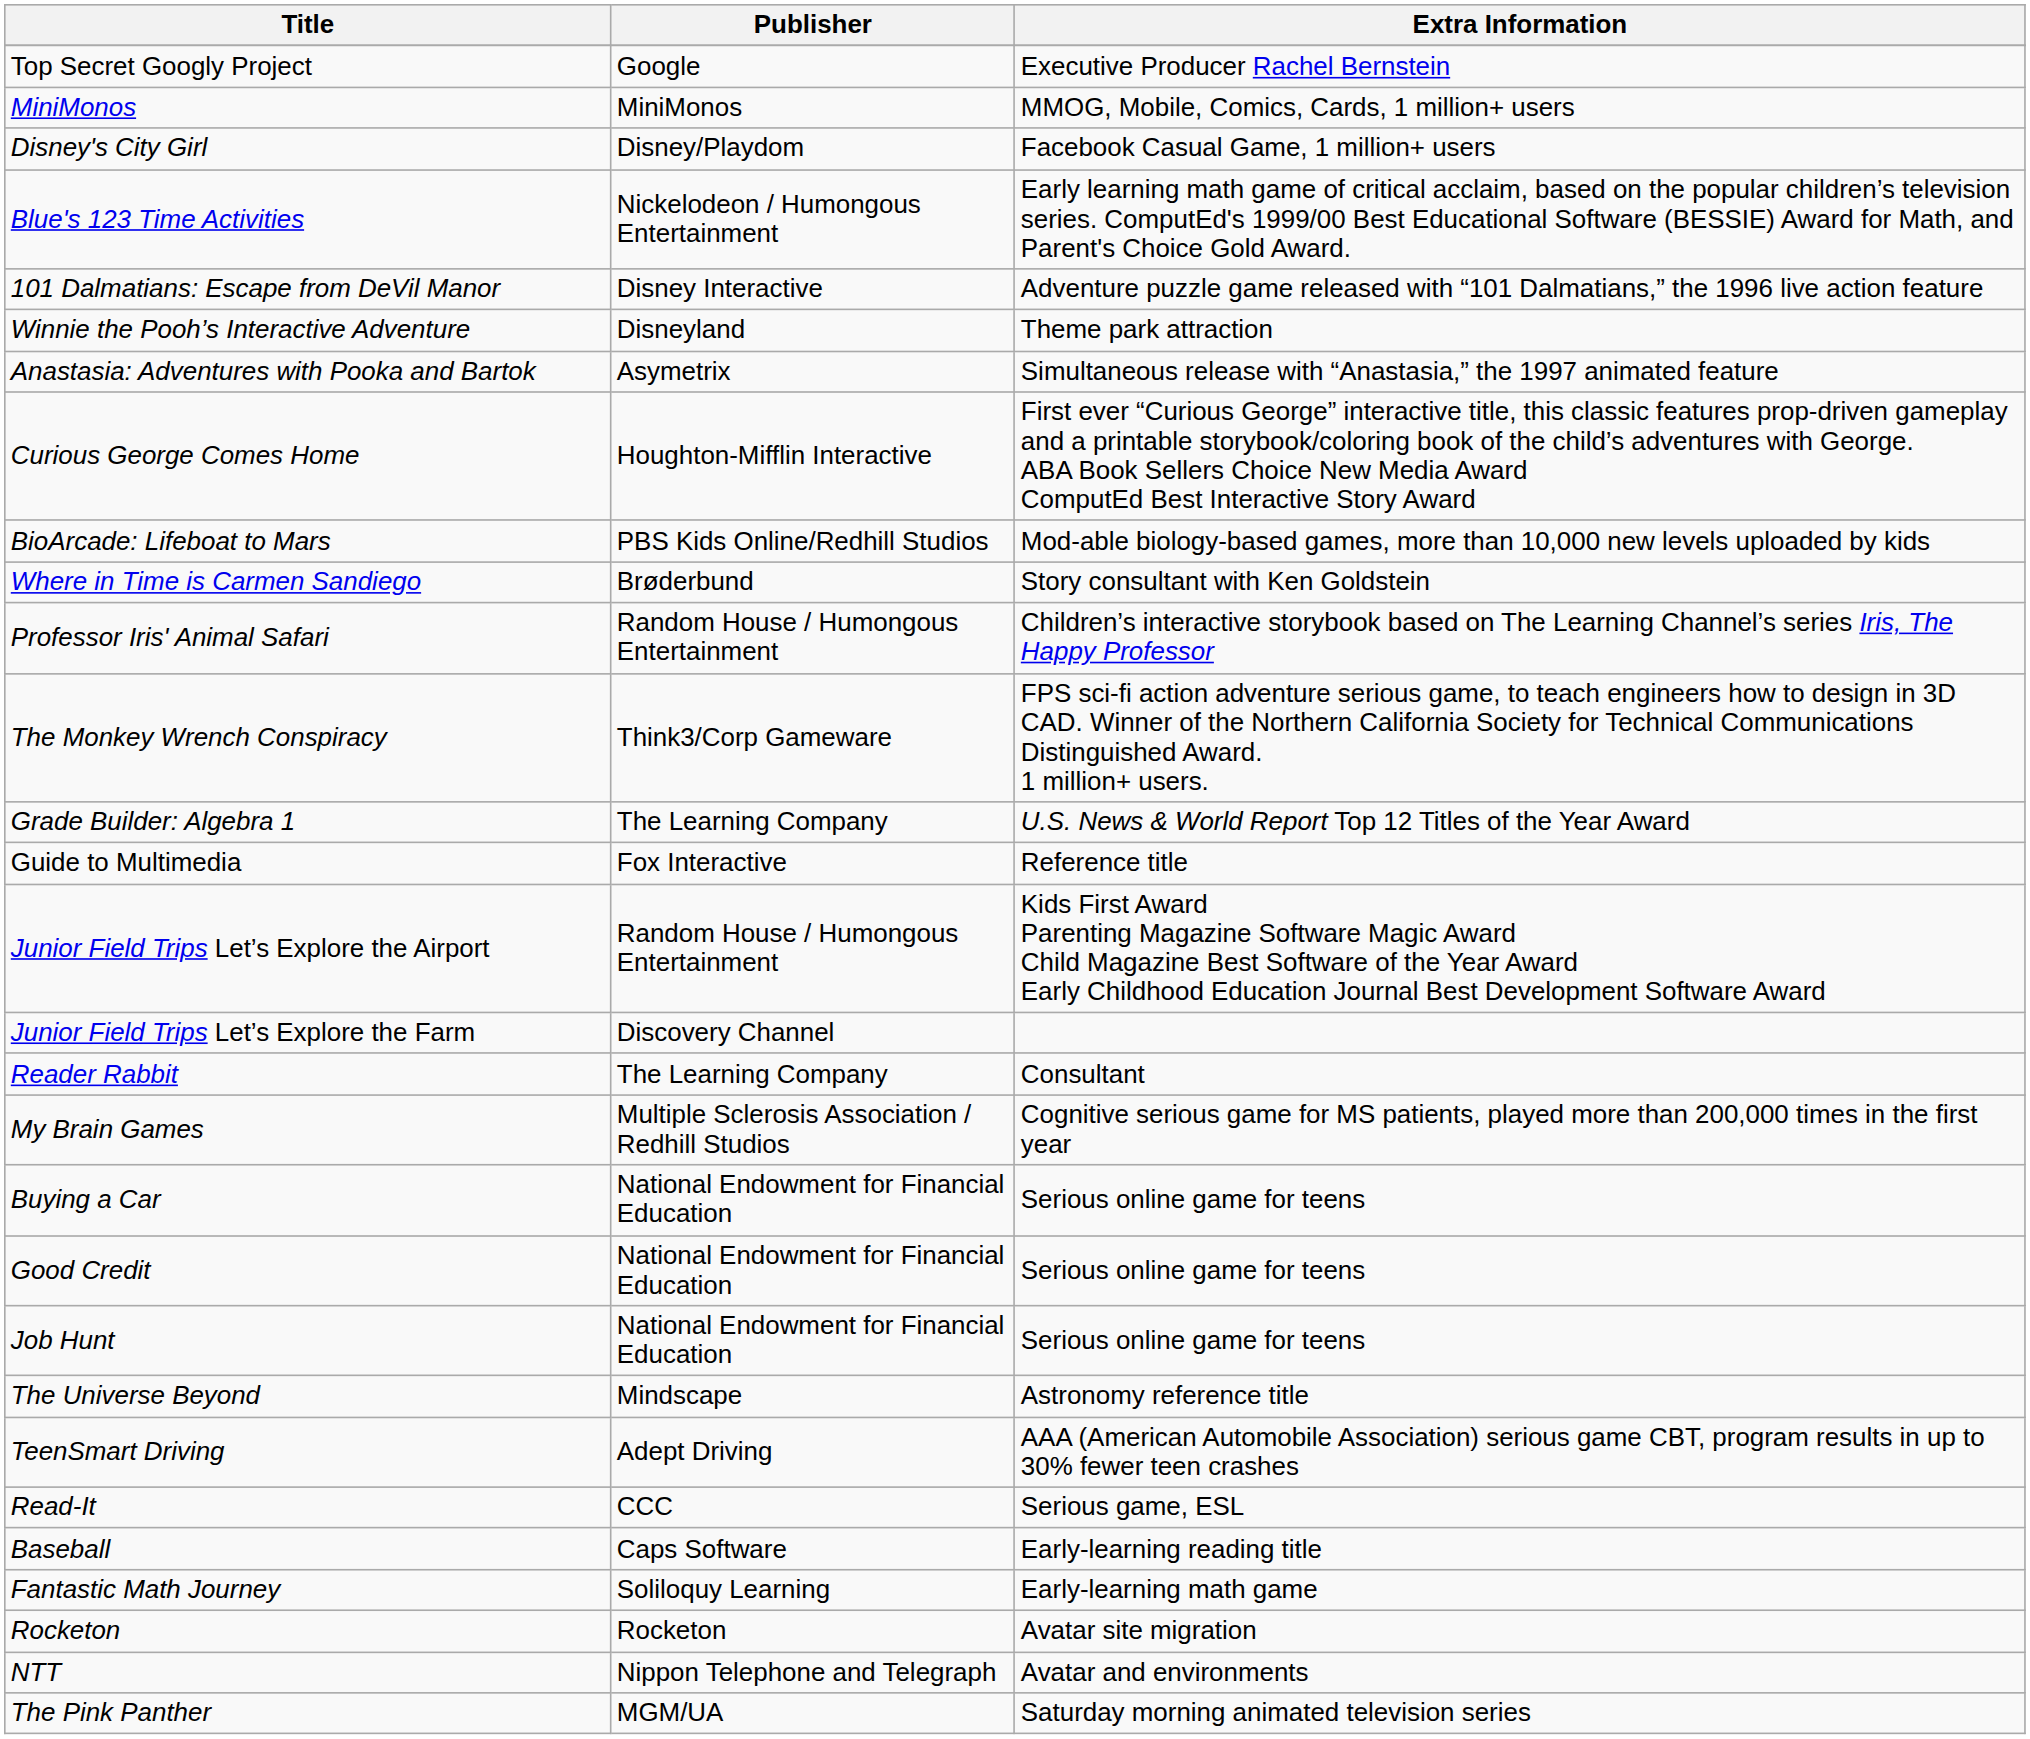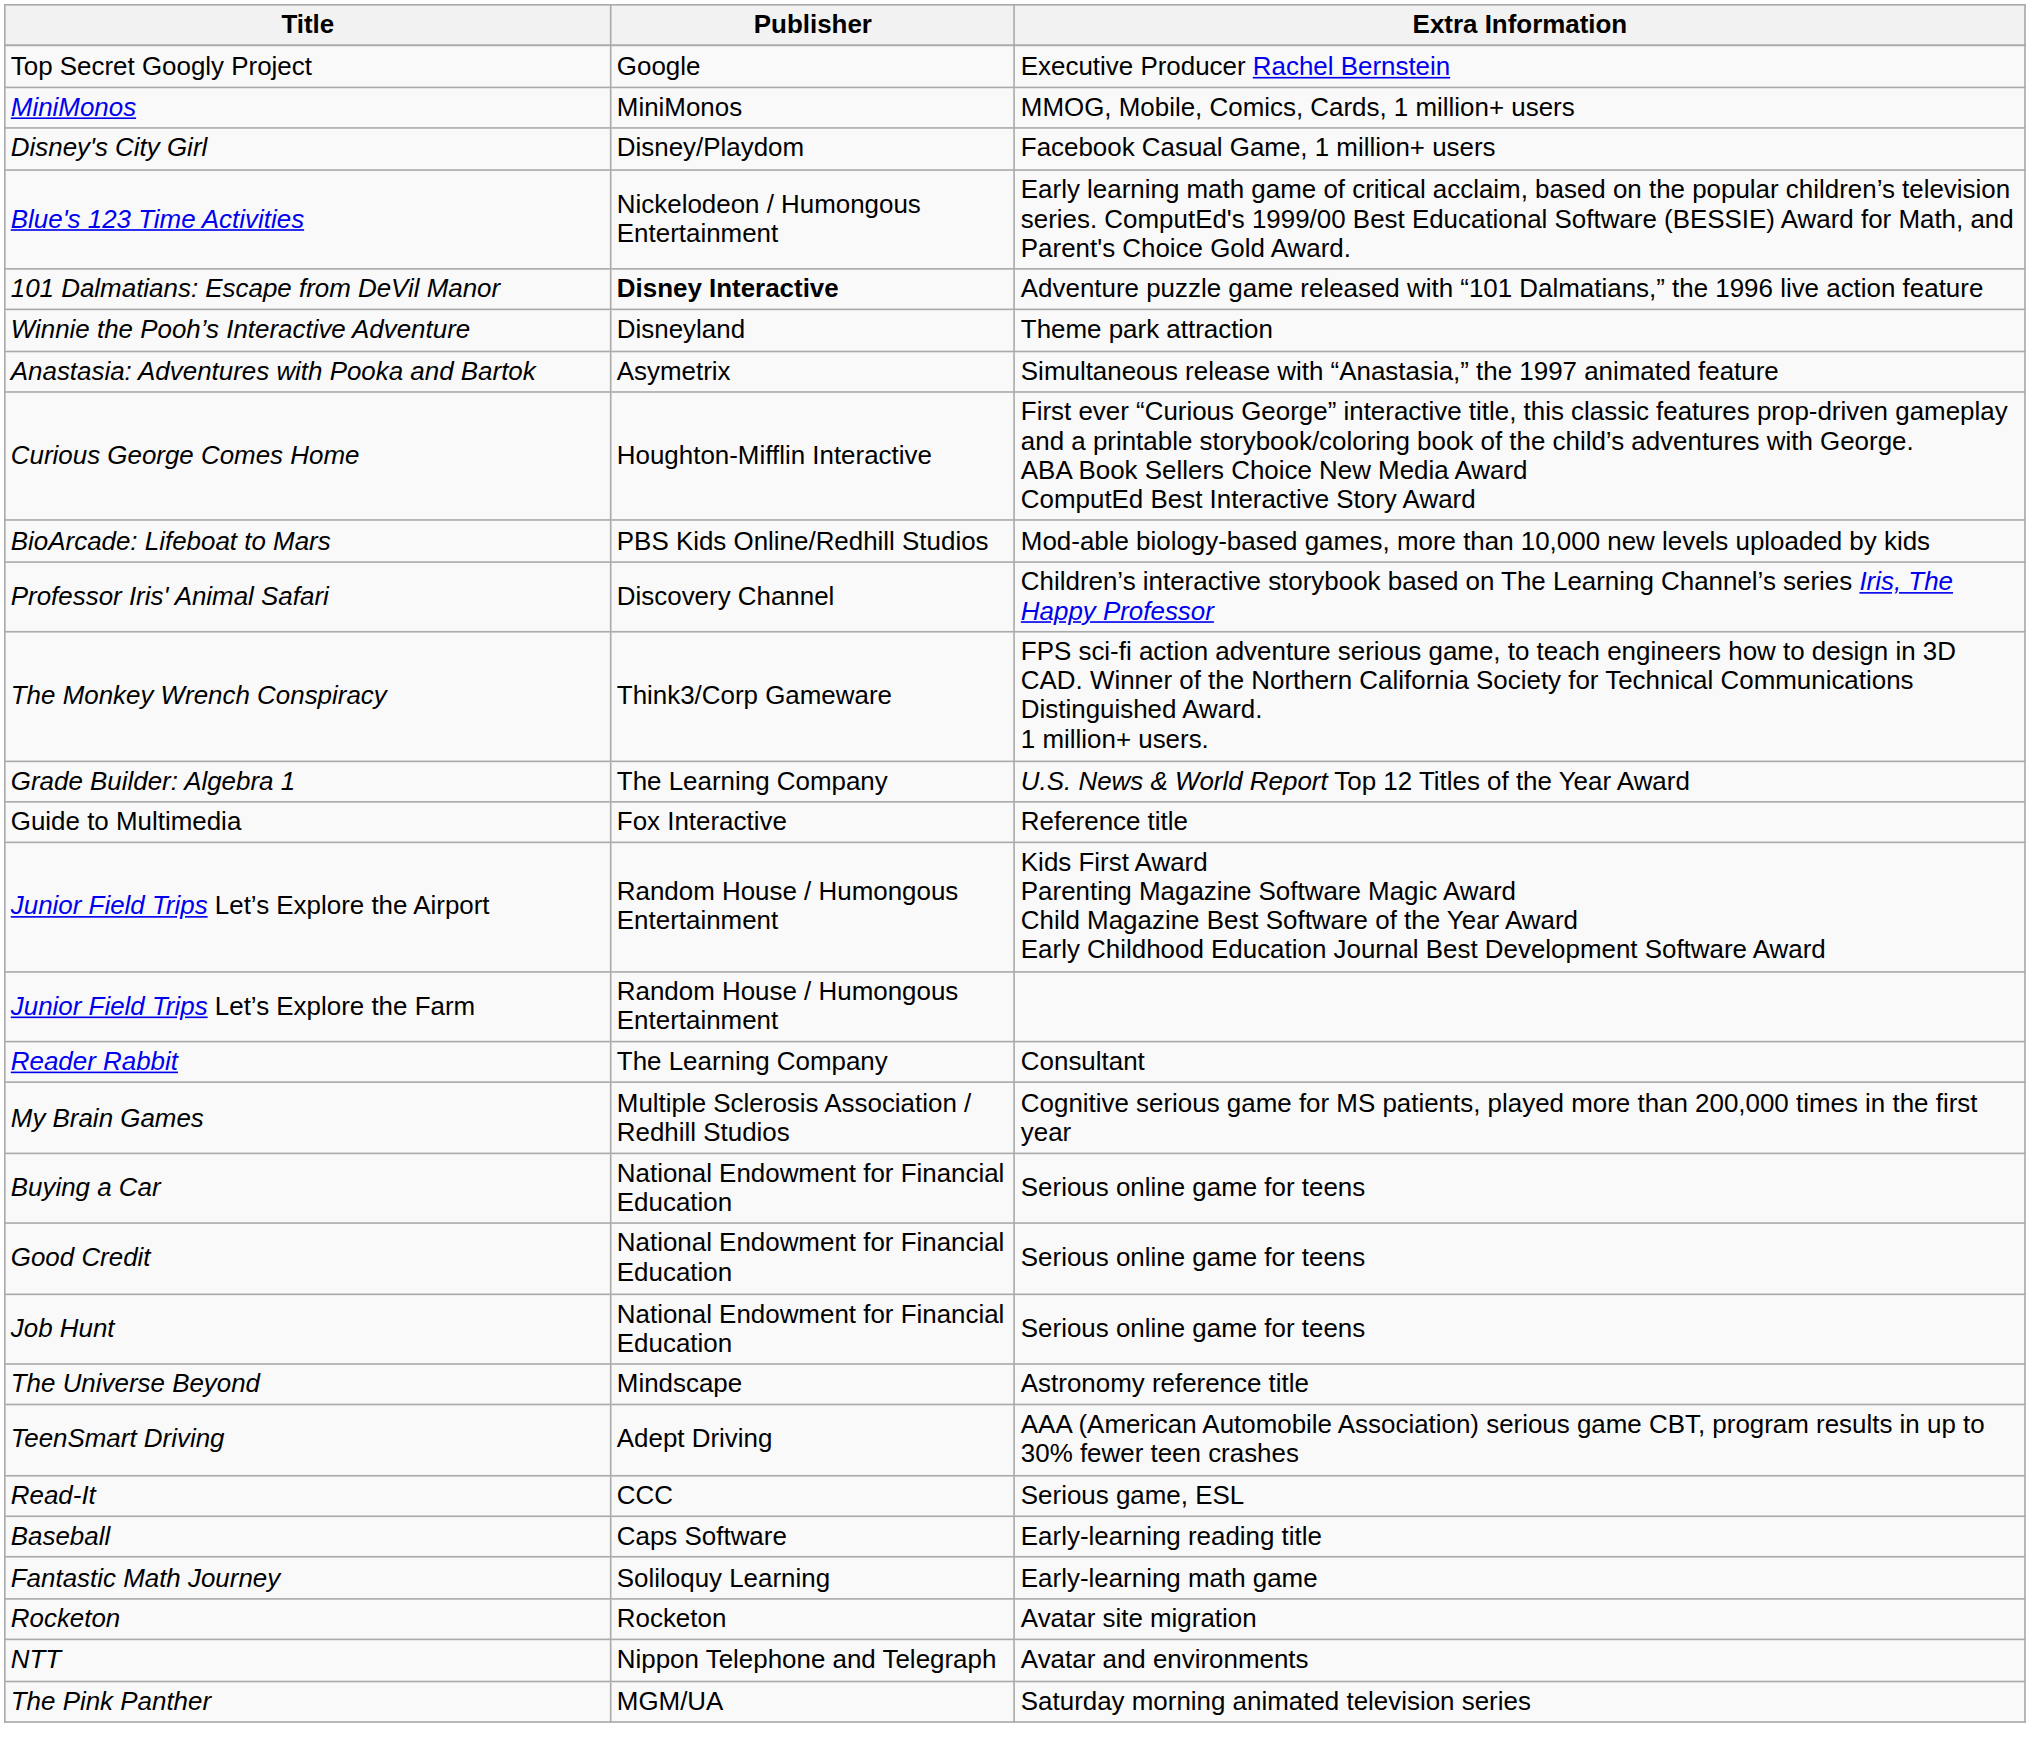(720, 288) normal -> (728, 288) bold
- row: (216, 581)
(788, 637) Random House / Humongous Entertainment -> (726, 596) Discovery Channel
(726, 1032) Discovery Channel -> (788, 1006) Random House / Humongous Entertainment
